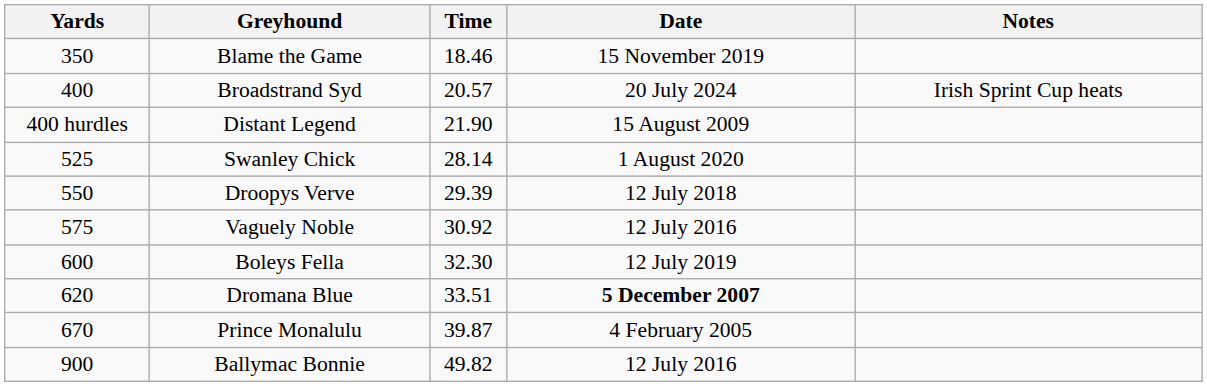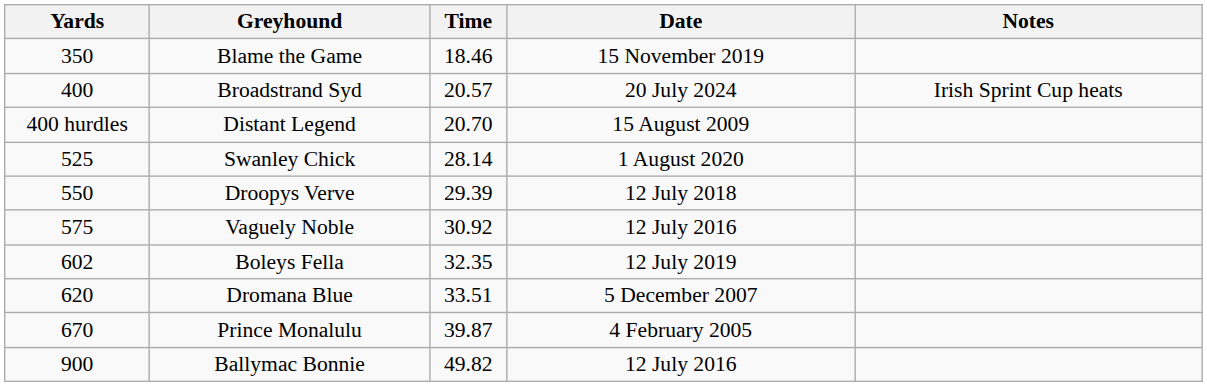(468, 124) 21.90 -> (468, 124) 20.70
(77, 261) 600 -> (77, 261) 602
(468, 261) 32.30 -> (468, 261) 32.35
(681, 295) bold -> (681, 295) normal
